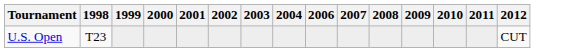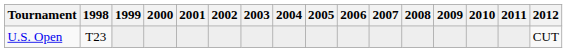+ column: (321, 15)
